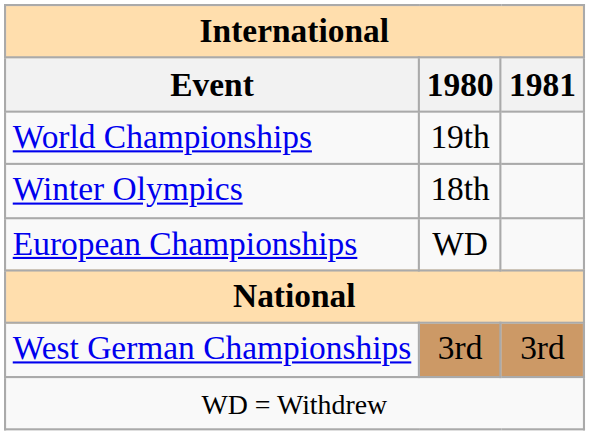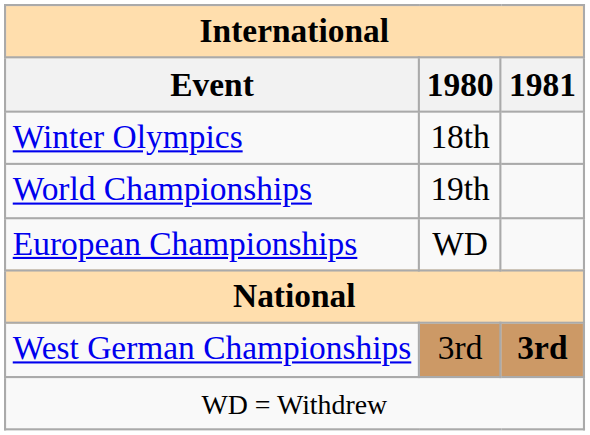rows swapped: (128, 190) <-> (162, 137)
(542, 349) normal -> (542, 349) bold
